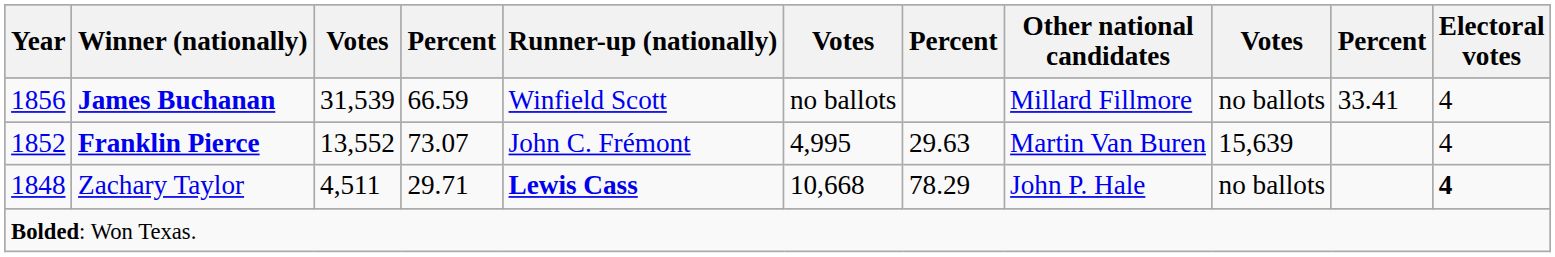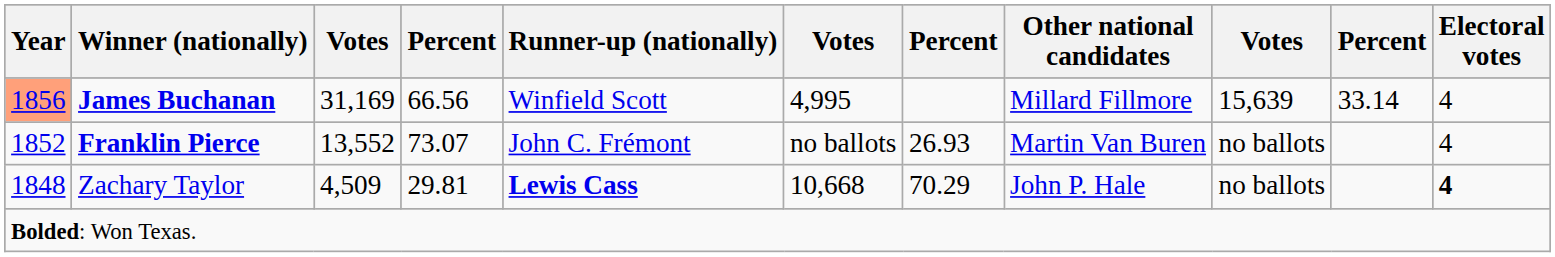(38, 99) no background -> (38, 99) lightsalmon background
(357, 99) 31,539 -> (357, 99) 31,169
(438, 99) 66.59 -> (438, 99) 66.56
(843, 99) no ballots -> (820, 99) 4,995
(1272, 99) no ballots -> (1256, 99) 15,639
(1368, 99) 33.41 -> (1368, 99) 33.14
(820, 142) 4,995 -> (843, 142) no ballots
(940, 142) 29.63 -> (940, 142) 26.93
(1256, 142) 15,639 -> (1272, 142) no ballots
(350, 186) 4,511 -> (351, 186) 4,509
(438, 186) 29.71 -> (438, 186) 29.81
(940, 186) 78.29 -> (940, 186) 70.29
